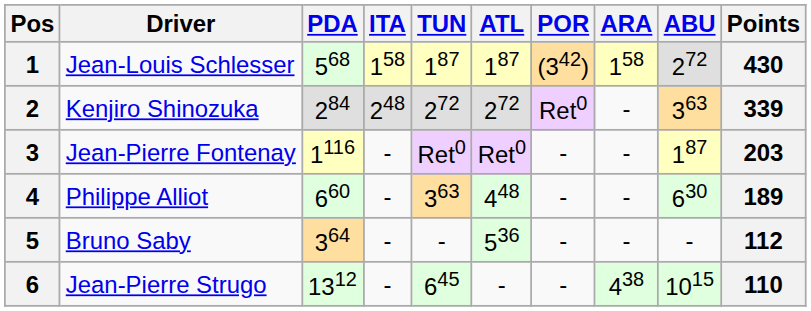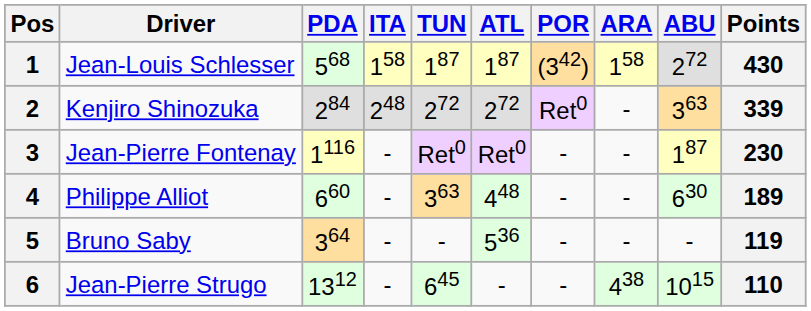(763, 152) 203 -> (763, 152) 230
(763, 240) 112 -> (763, 240) 119
